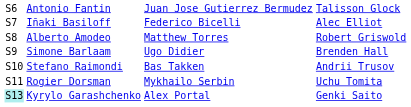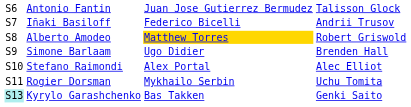(349, 23) Alec Elliot -> (355, 23) Andrii Trusov
(186, 37) no background -> (186, 37) gold background
(174, 67) Bas Takken -> (177, 67) Alex Portal
(355, 67) Andrii Trusov -> (349, 67) Alec Elliot
(177, 96) Alex Portal -> (174, 96) Bas Takken
